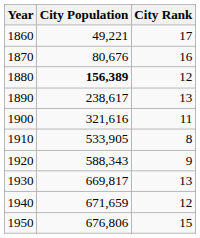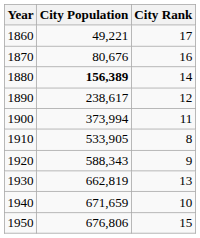(186, 77) 12 -> (186, 77) 14
(186, 98) 13 -> (186, 98) 12
(107, 118) 321,616 -> (107, 118) 373,994
(107, 181) 669,817 -> (107, 181) 662,819
(186, 202) 12 -> (186, 202) 10
